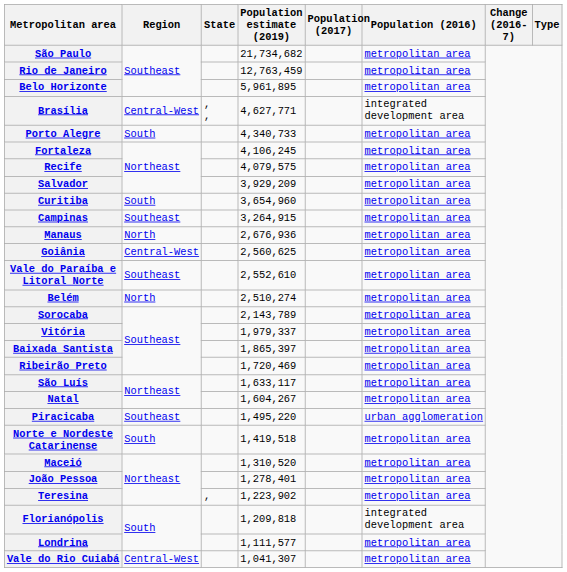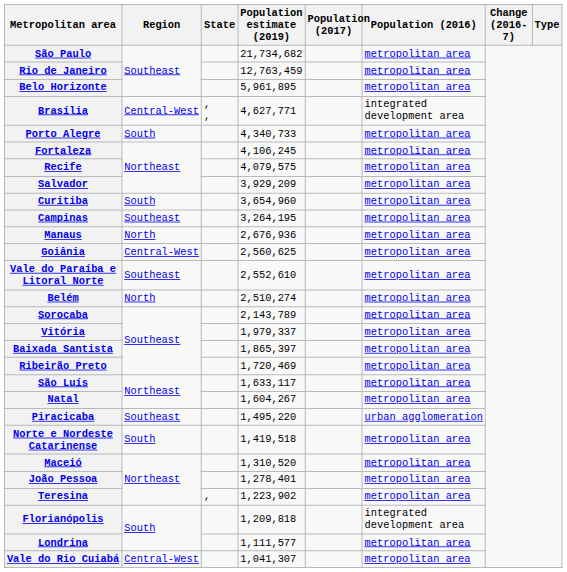(268, 218) 3,264,915 -> (268, 218) 3,264,195
